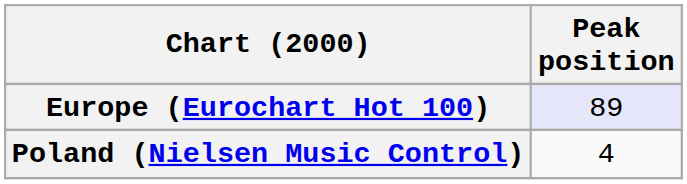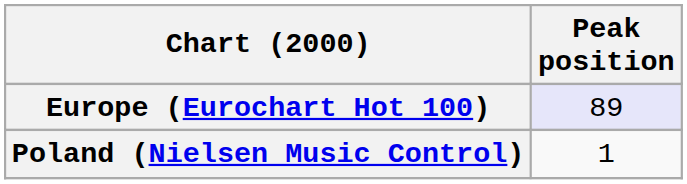(606, 154) 4 -> (606, 154) 1
